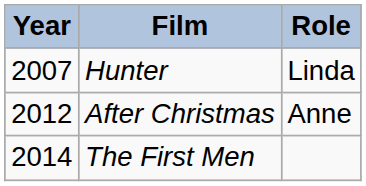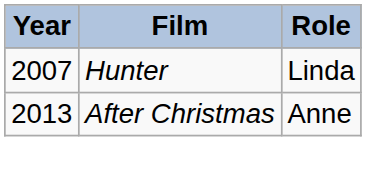(42, 113) 2012 -> (42, 113) 2013
- row: (170, 157)
